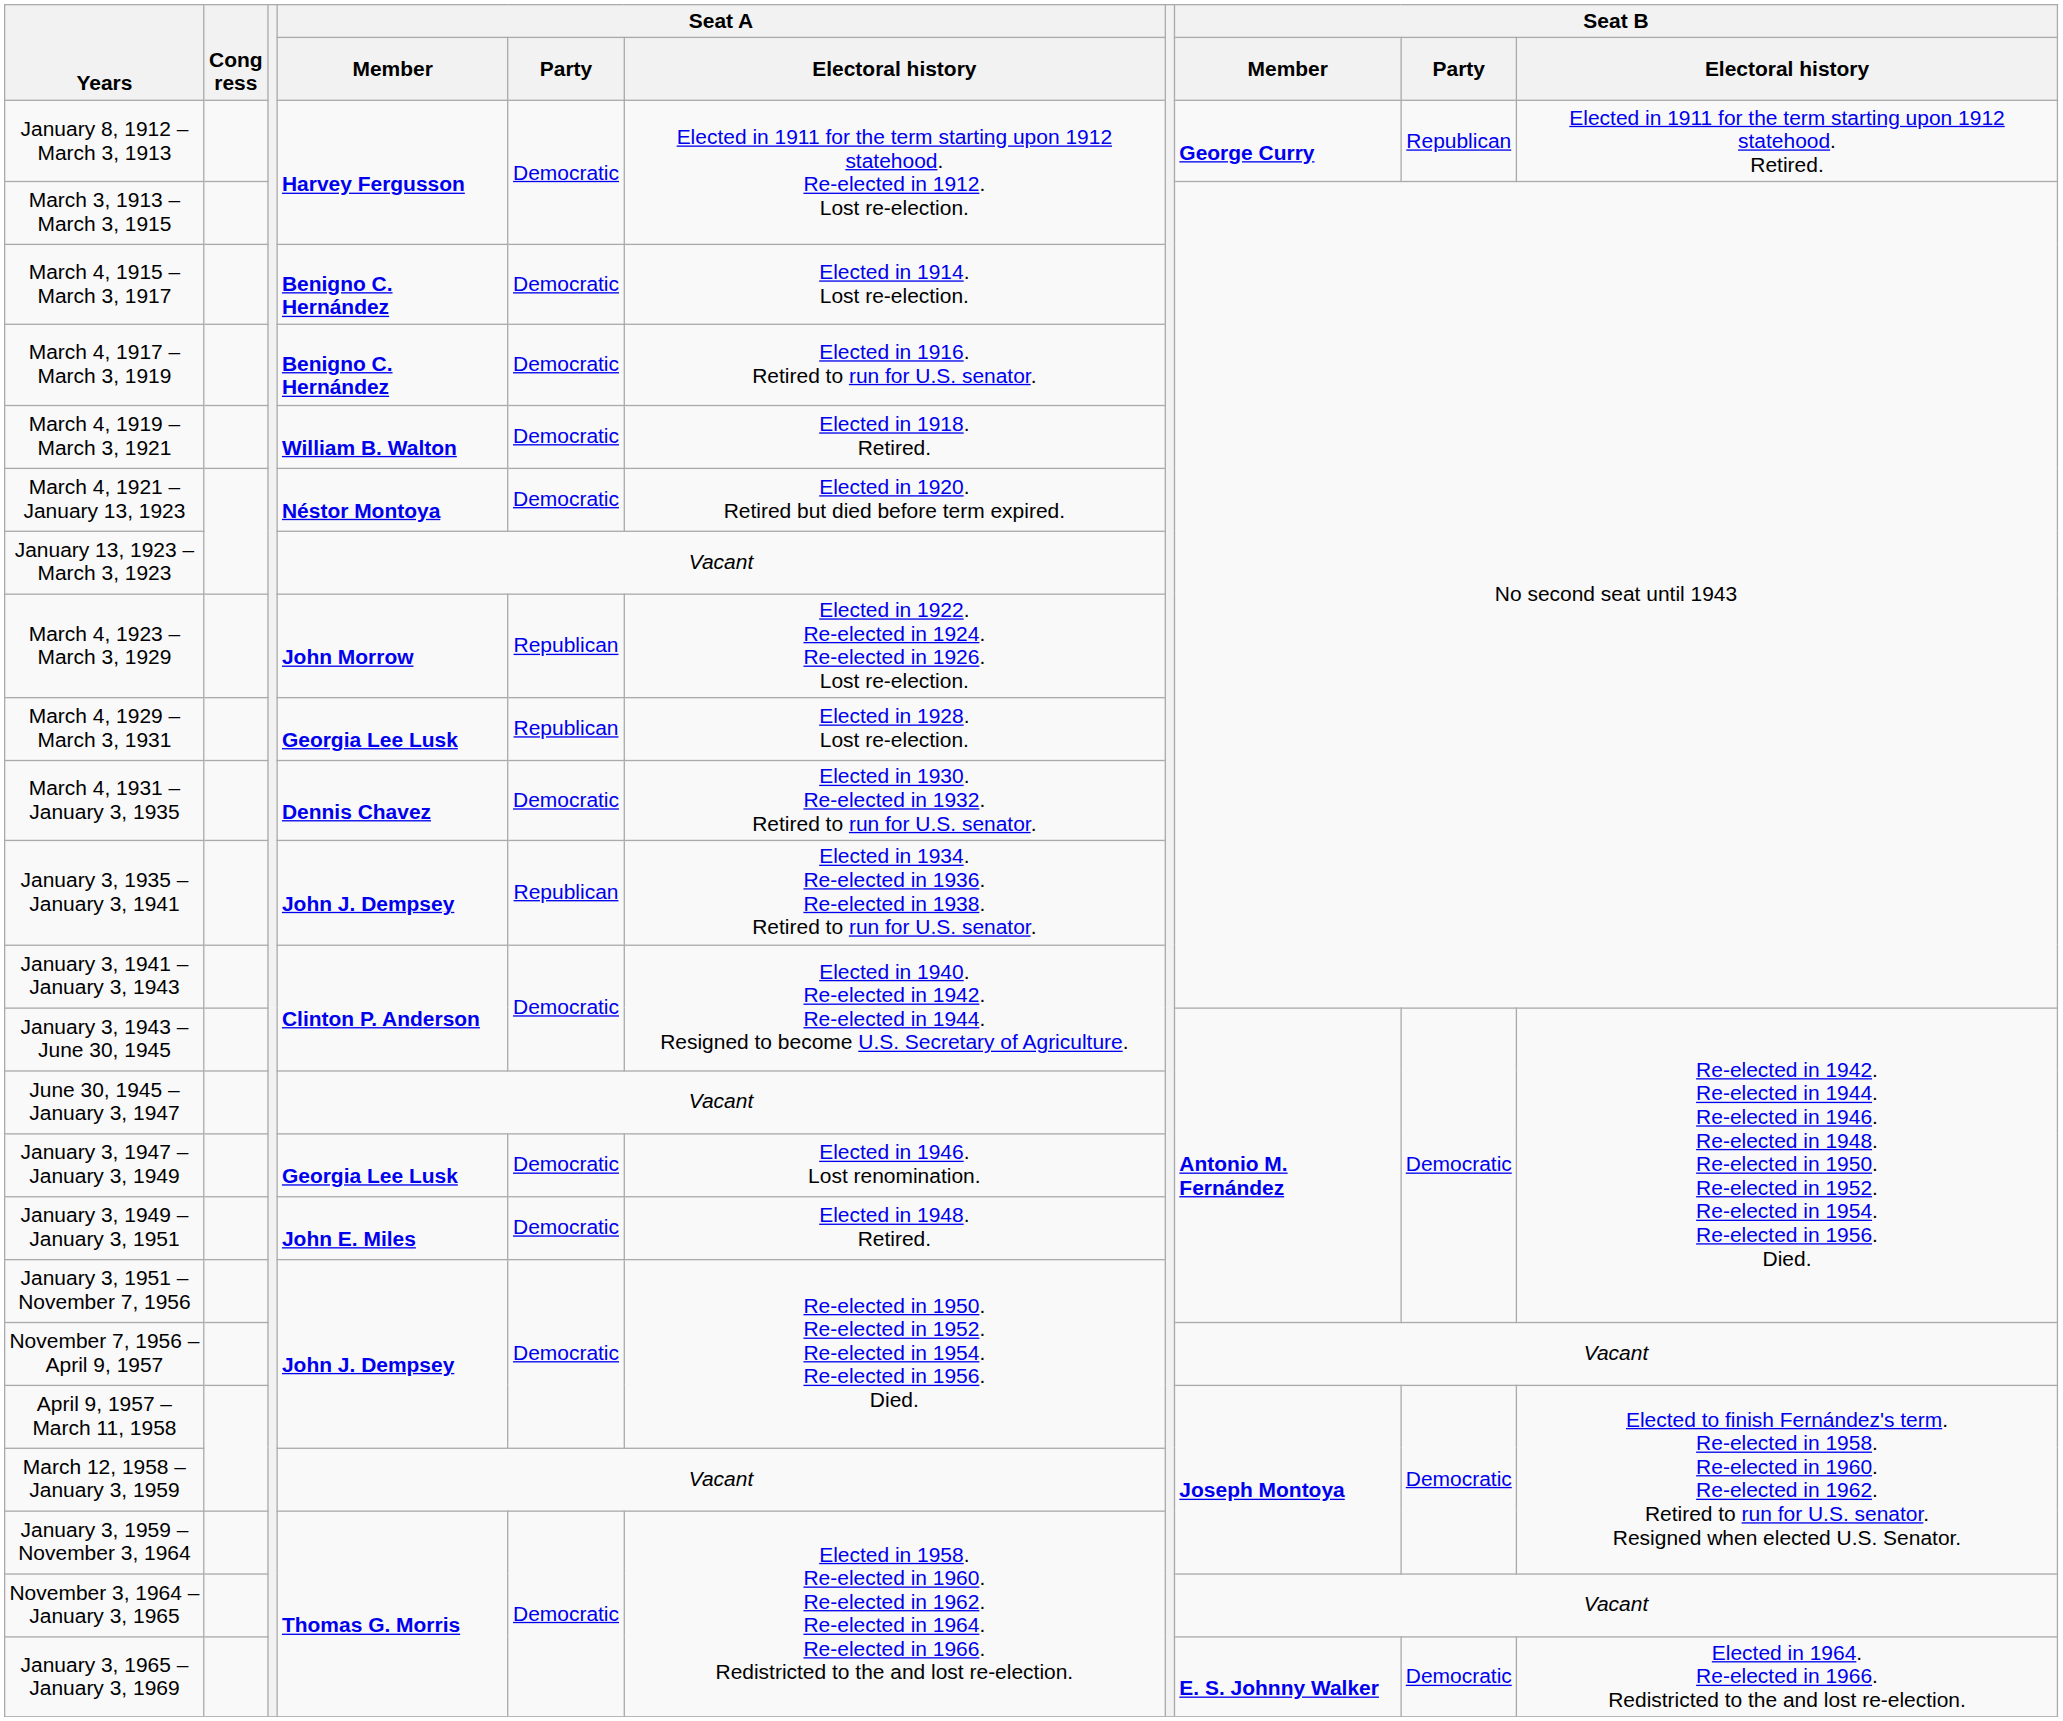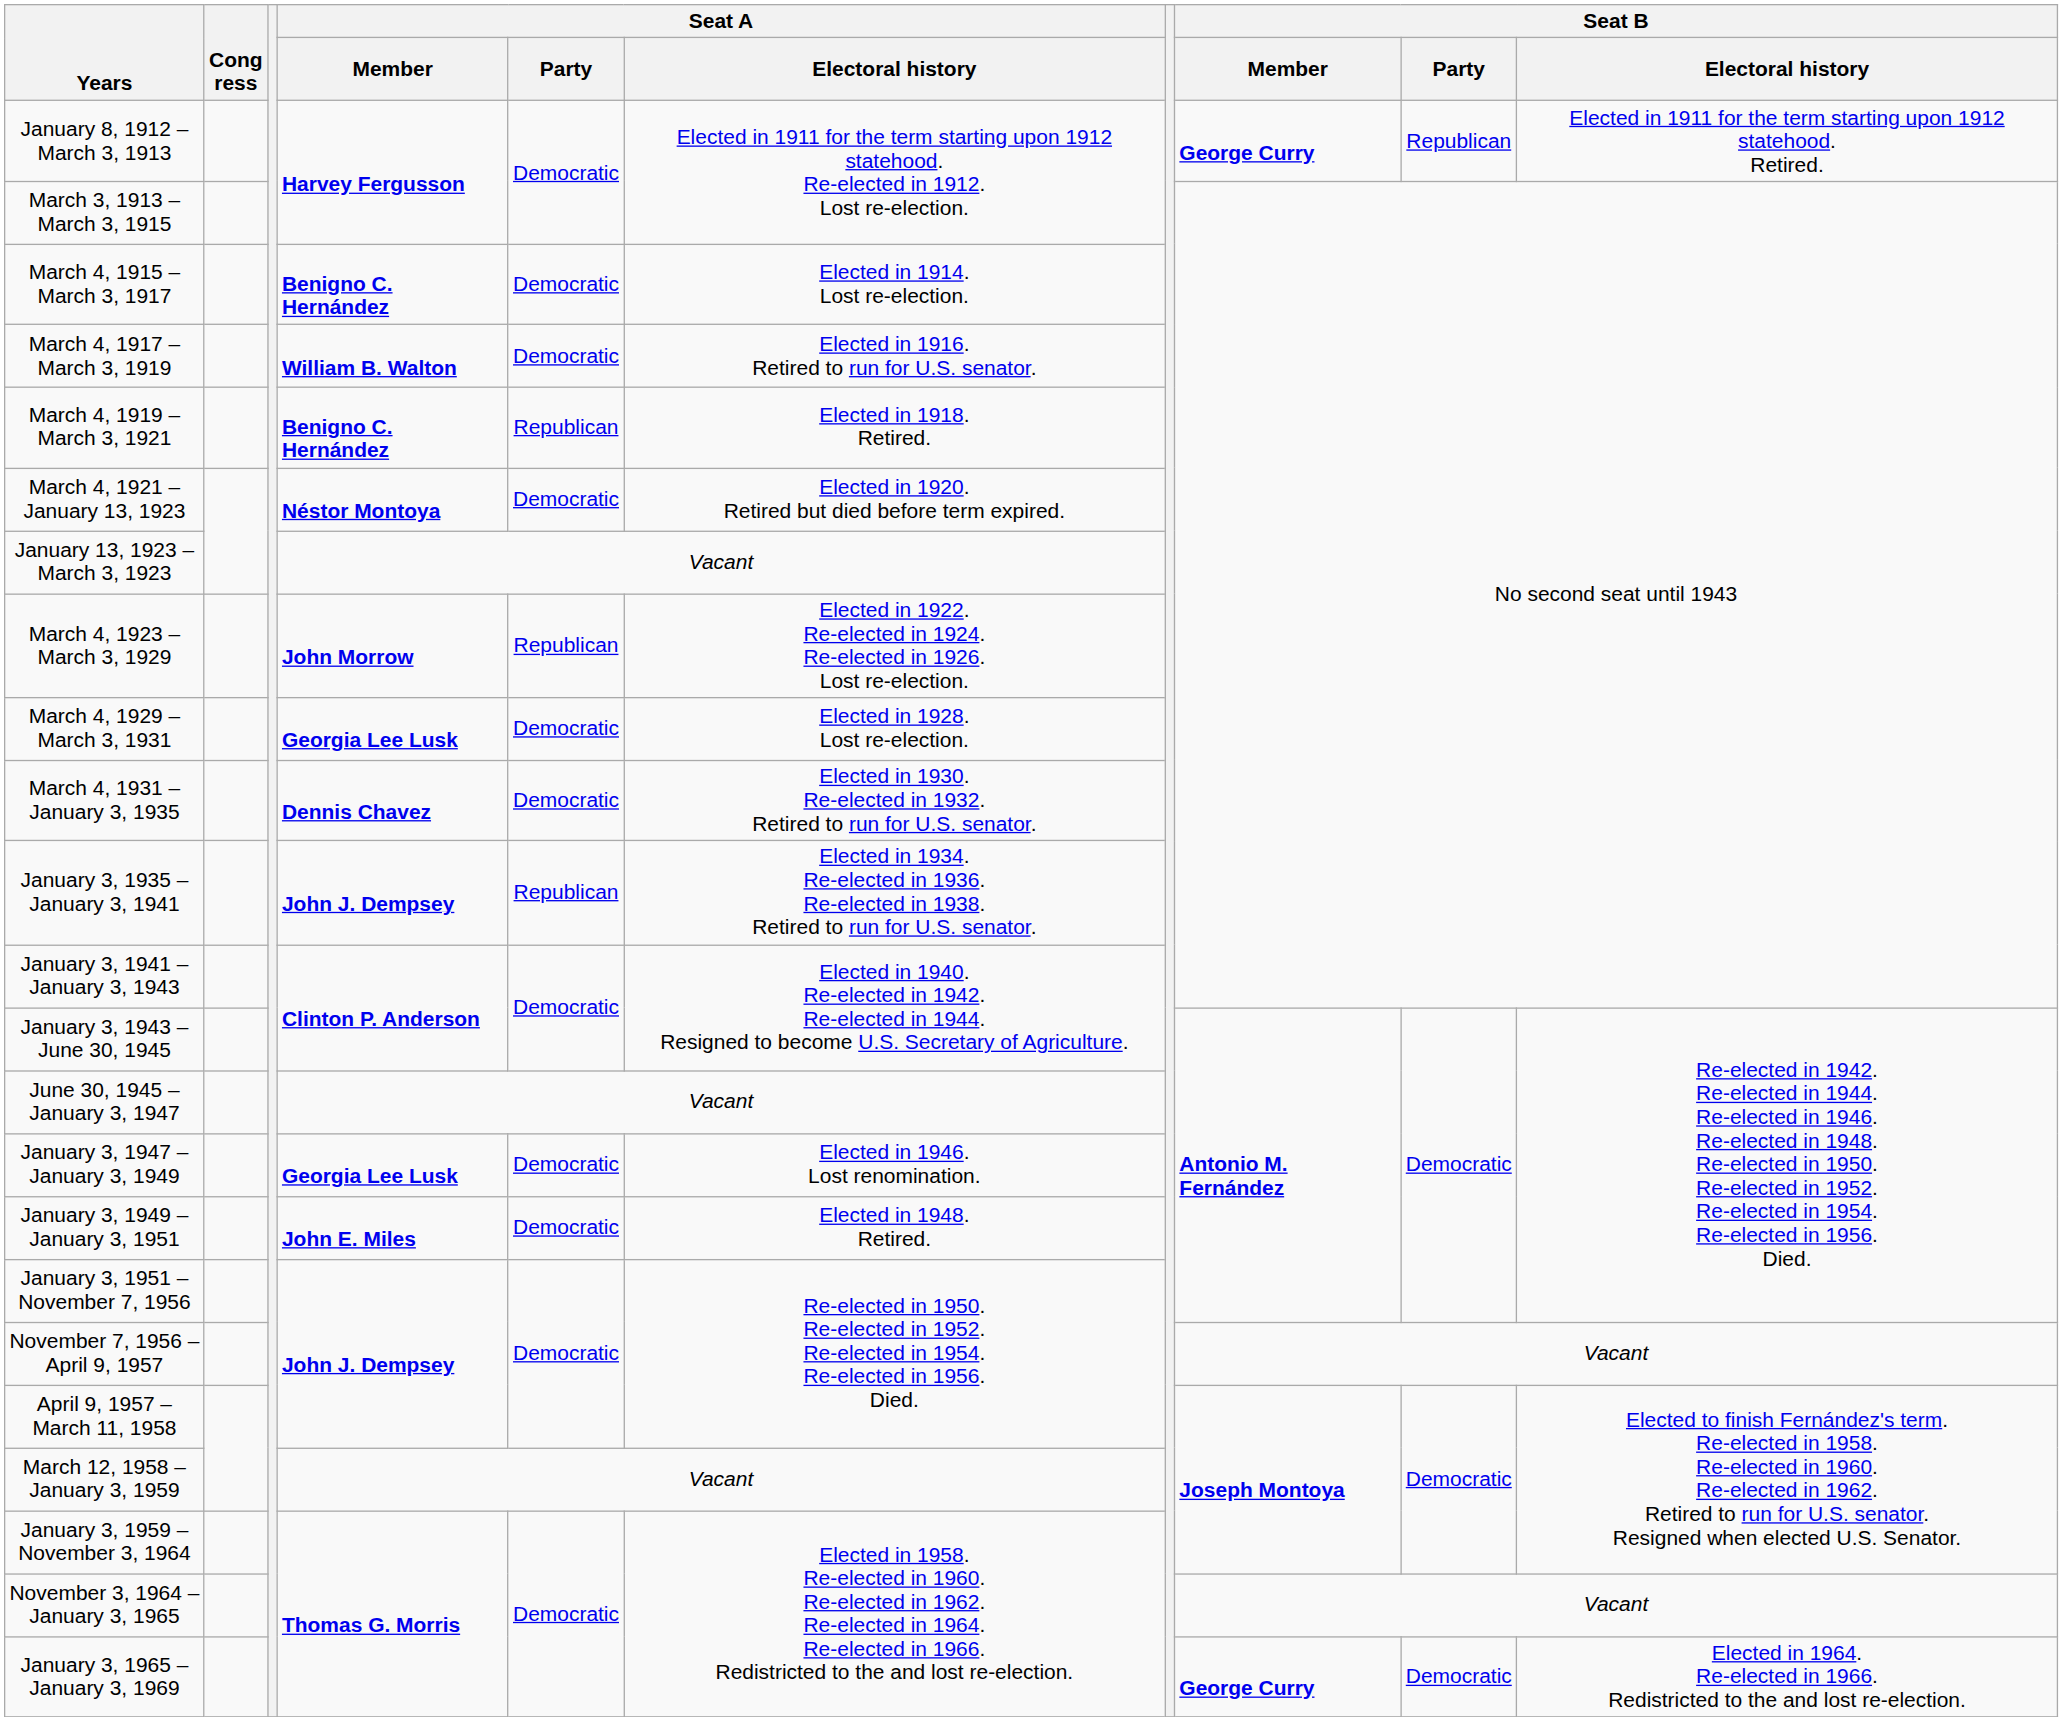(337, 376) Benigno C. Hernández -> (369, 367) William B. Walton
(369, 447) William B. Walton -> (337, 439) Benigno C. Hernández
(566, 436) Democratic -> (566, 427) Republican
(566, 728) Republican -> (566, 728) Democratic
(1279, 1688) E. S. Johnny Walker -> (1247, 1688) George Curry
